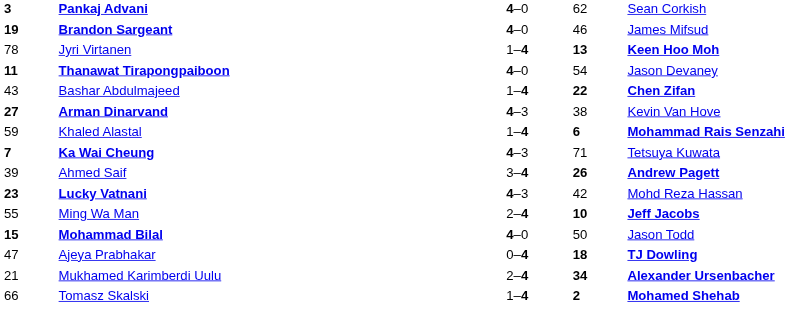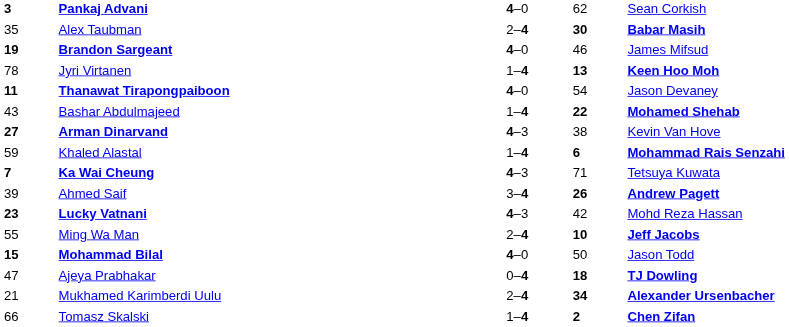+ row: (100, 29)
(661, 91) Chen Zifan -> (684, 111) Mohamed Shehab
(684, 296) Mohamed Shehab -> (661, 316) Chen Zifan
